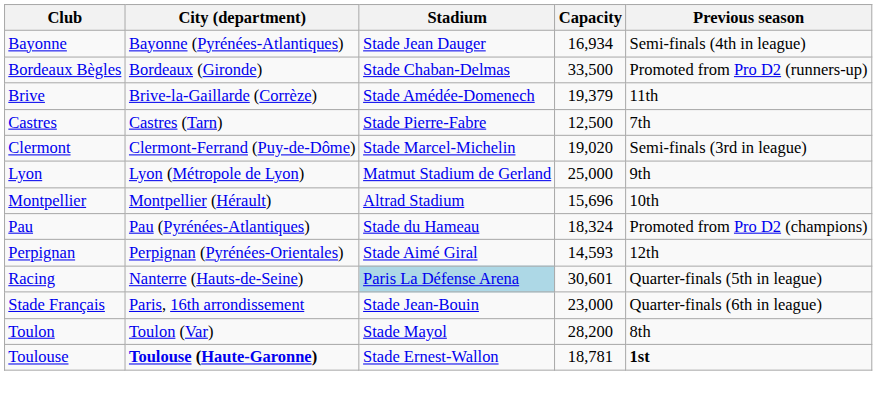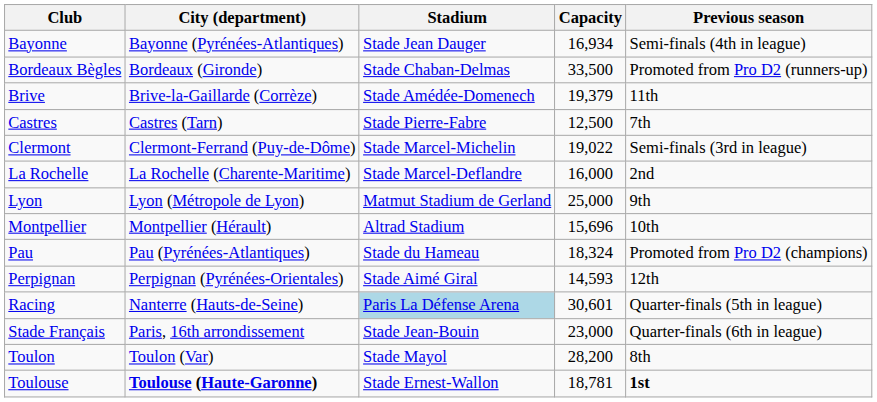(590, 148) 19,020 -> (590, 148) 19,022
+ row: (48, 174)
